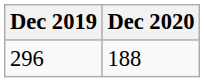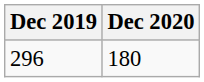(124, 58) 188 -> (124, 58) 180
